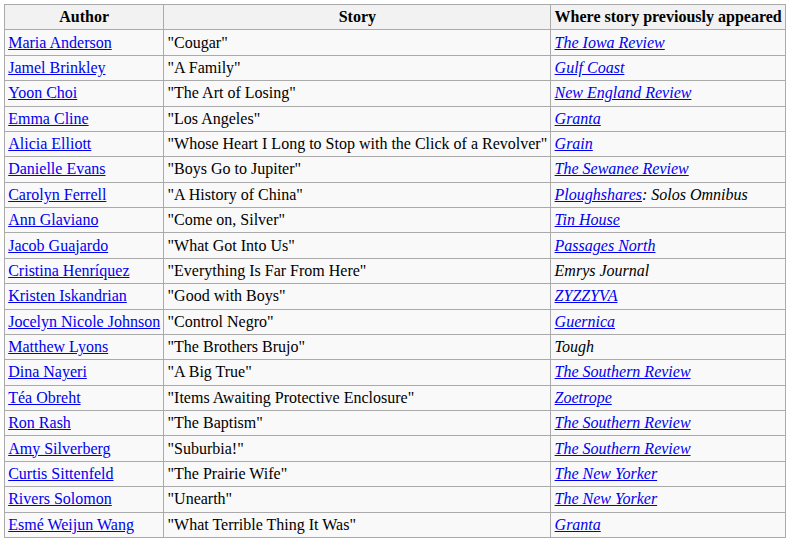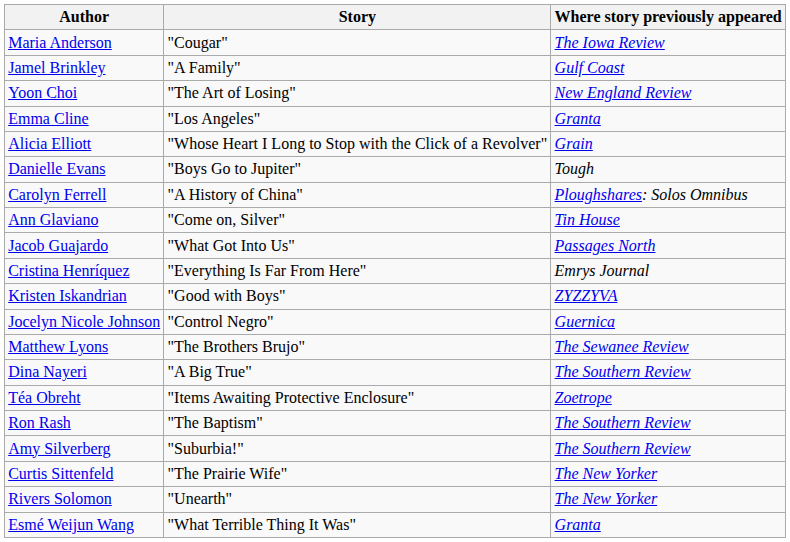(622, 169) The Sewanee Review -> (574, 169) Tough
(574, 347) Tough -> (622, 347) The Sewanee Review
